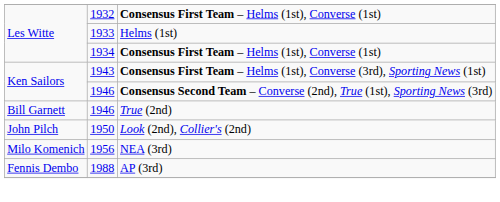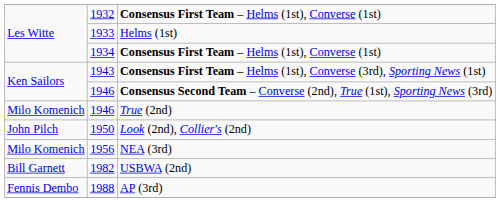(36, 110) Bill Garnett -> (46, 110) Milo Komenich
+ row: (102, 168)
